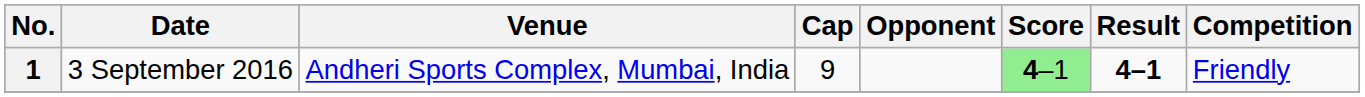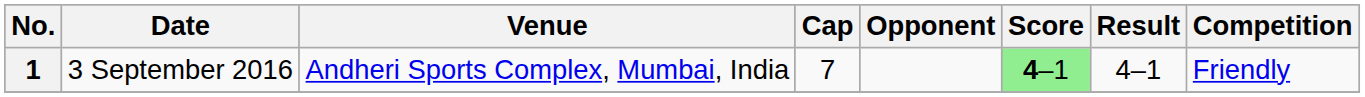(828, 69) 9 -> (828, 69) 7
(1138, 69) bold -> (1138, 69) normal
